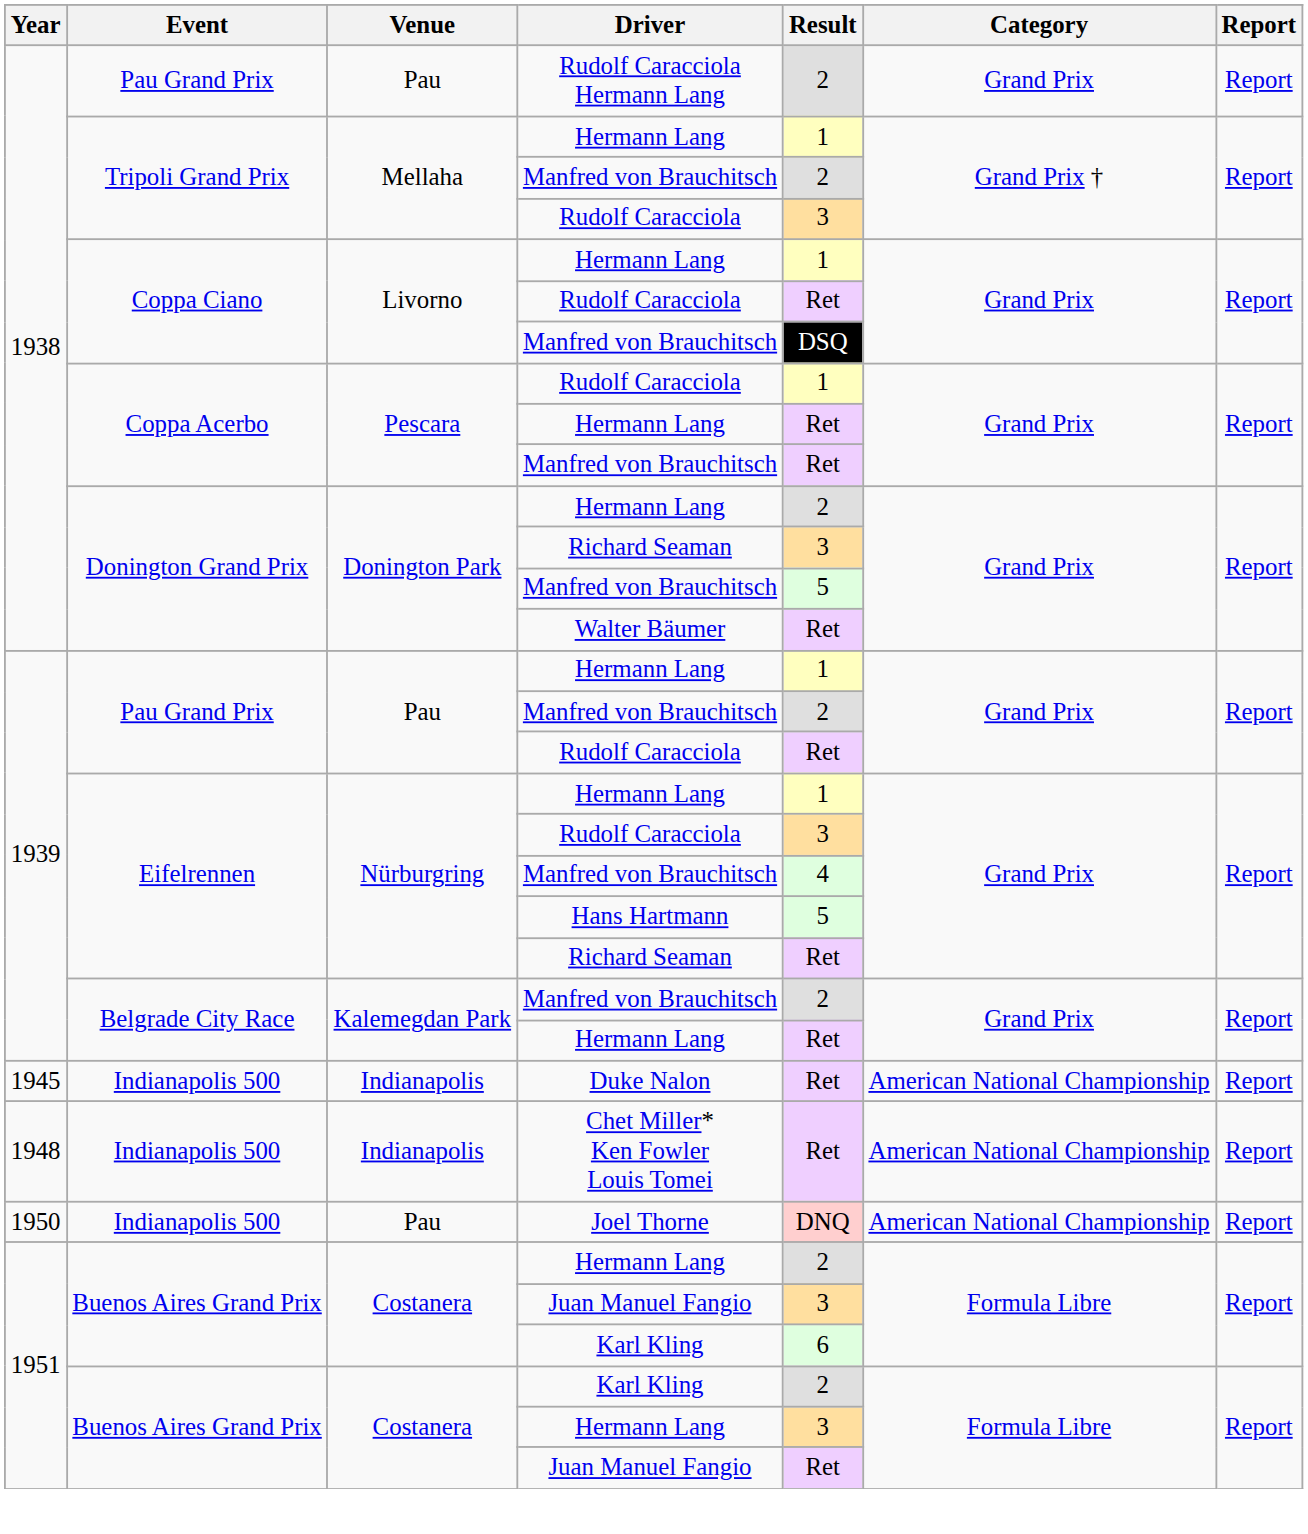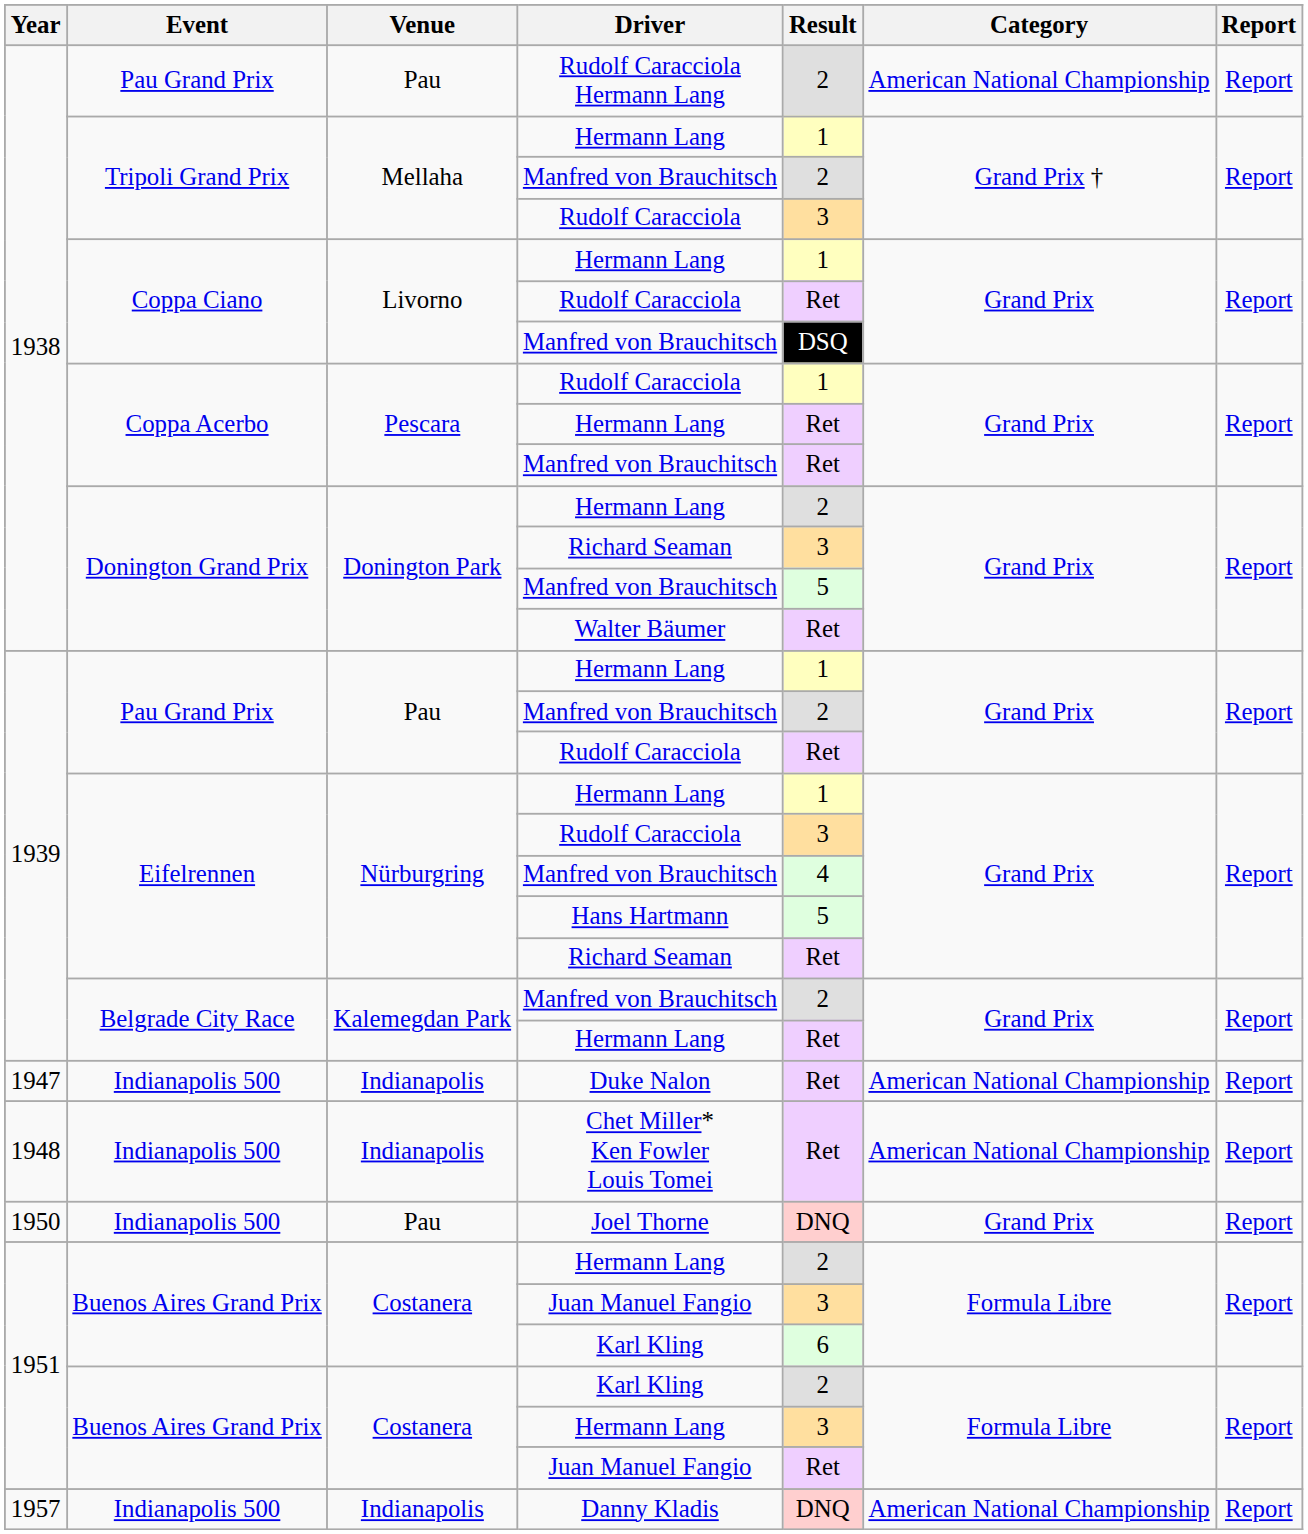(1039, 80) Grand Prix -> (1039, 80) American National Championship
(36, 1080) 1945 -> (36, 1080) 1947
(1039, 1221) American National Championship -> (1039, 1221) Grand Prix
+ row: (197, 1508)
